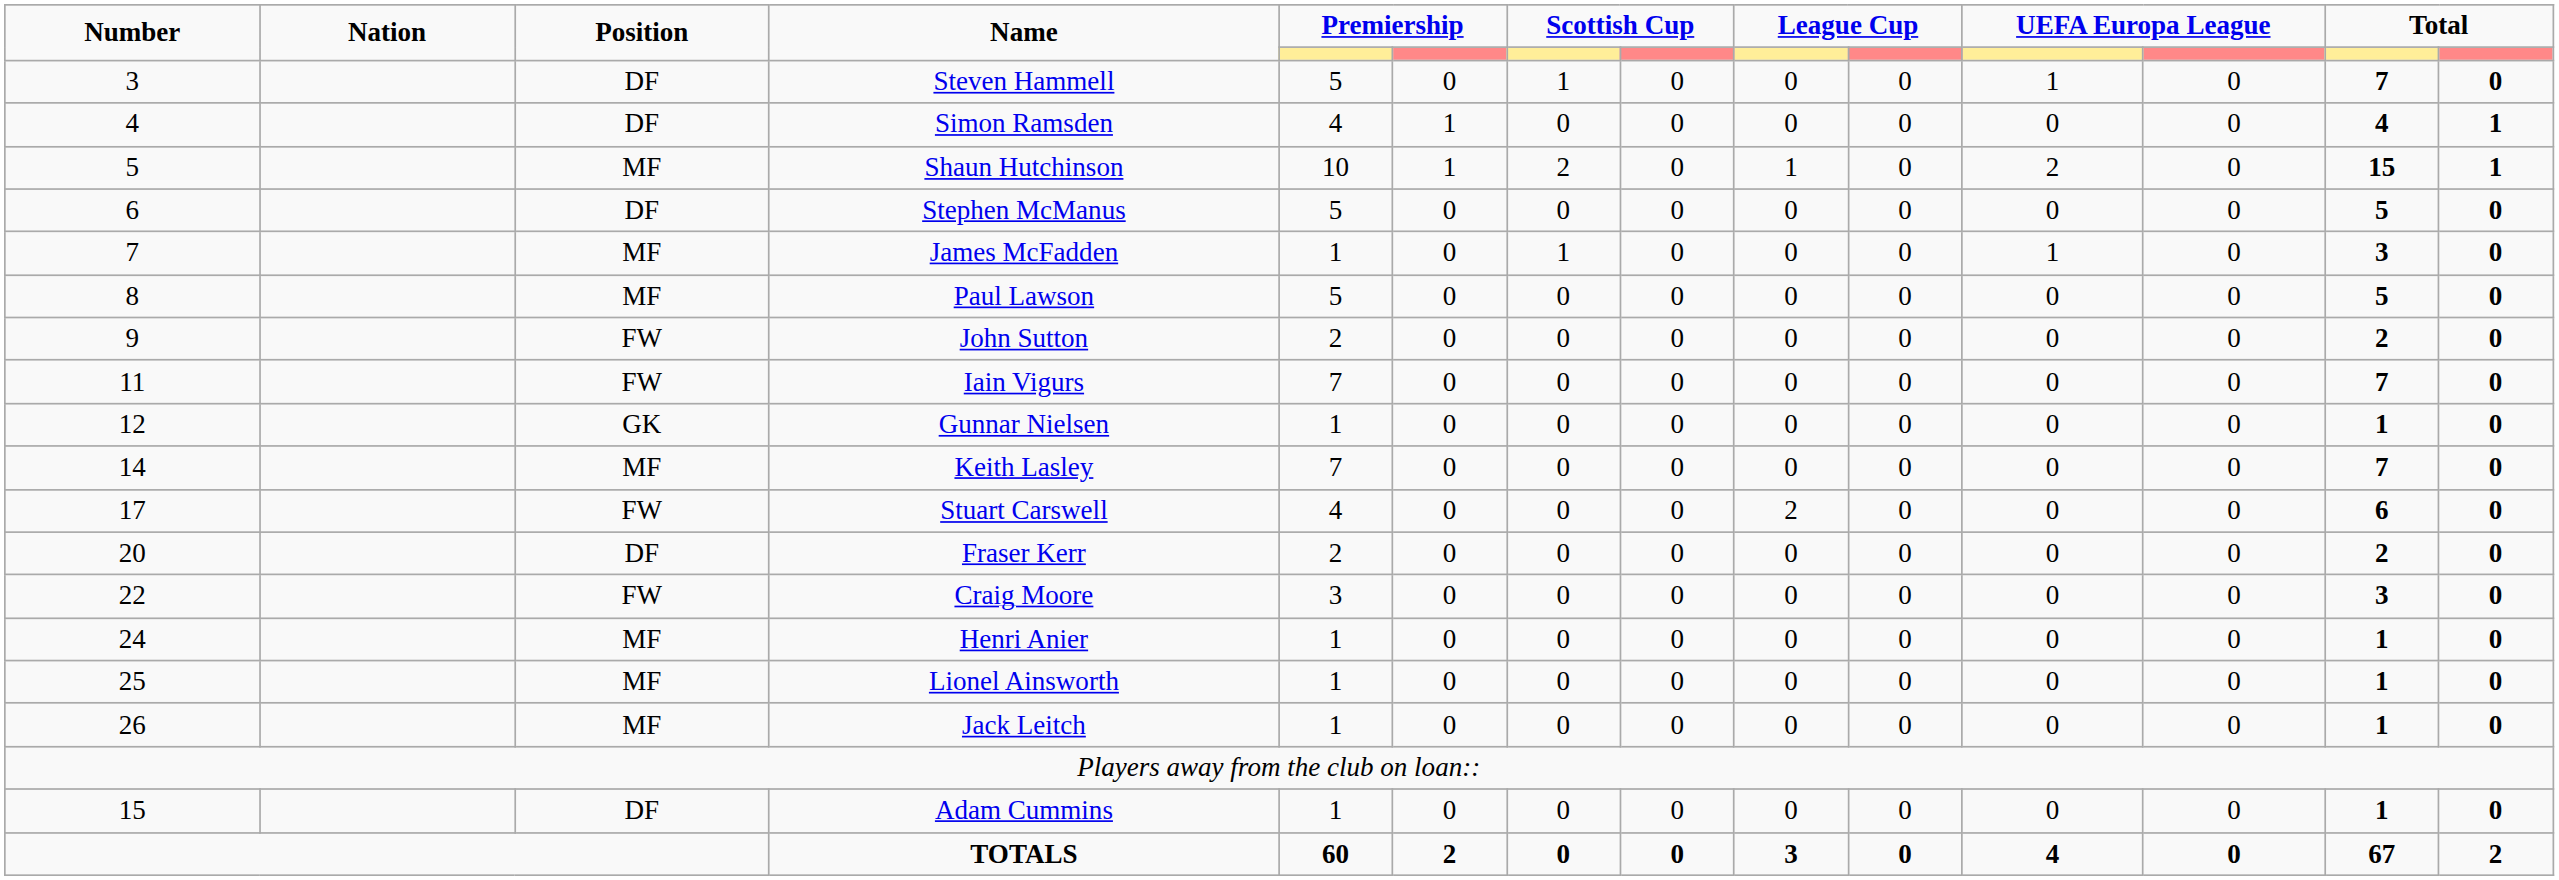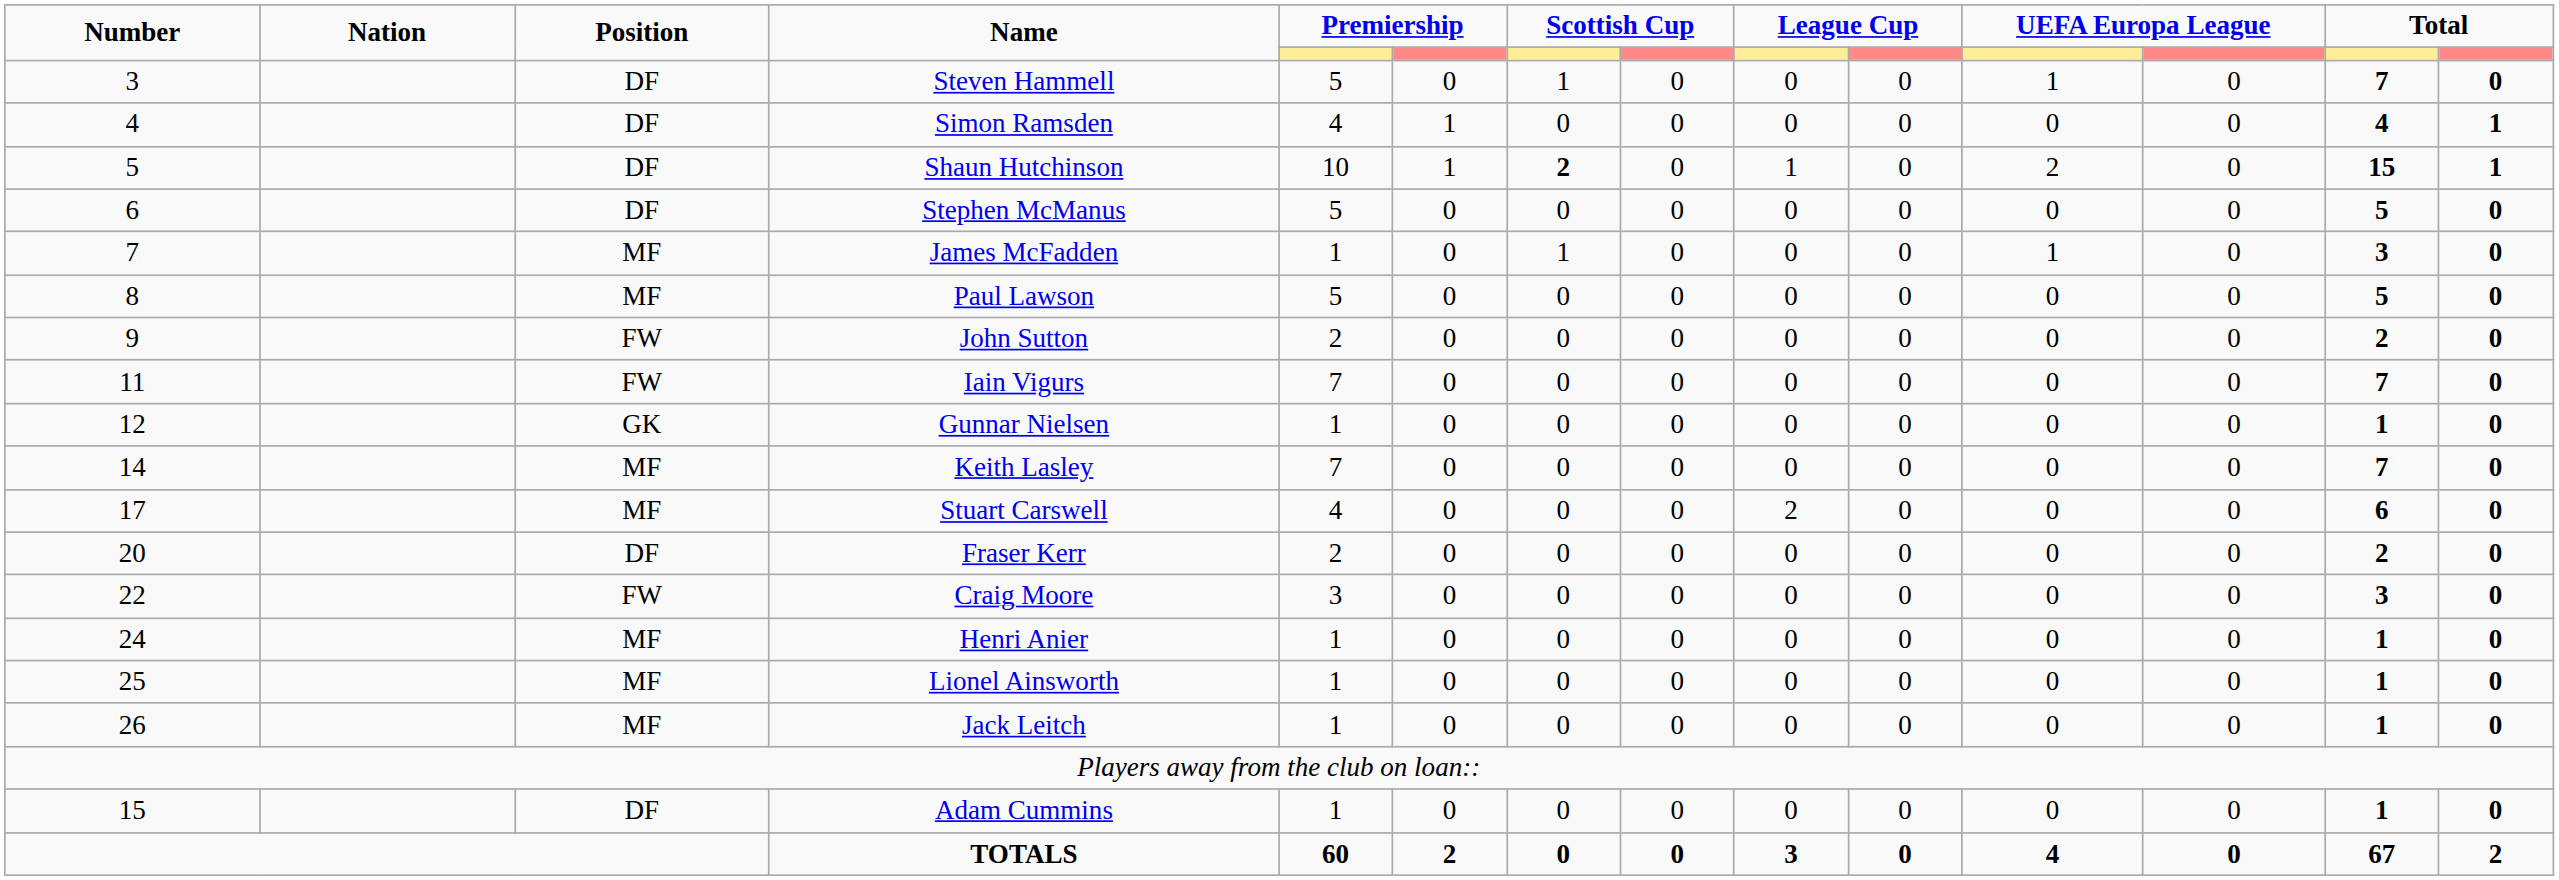(642, 167) MF -> (642, 167) DF
(1563, 167) normal -> (1563, 167) bold
(642, 510) FW -> (642, 510) MF
